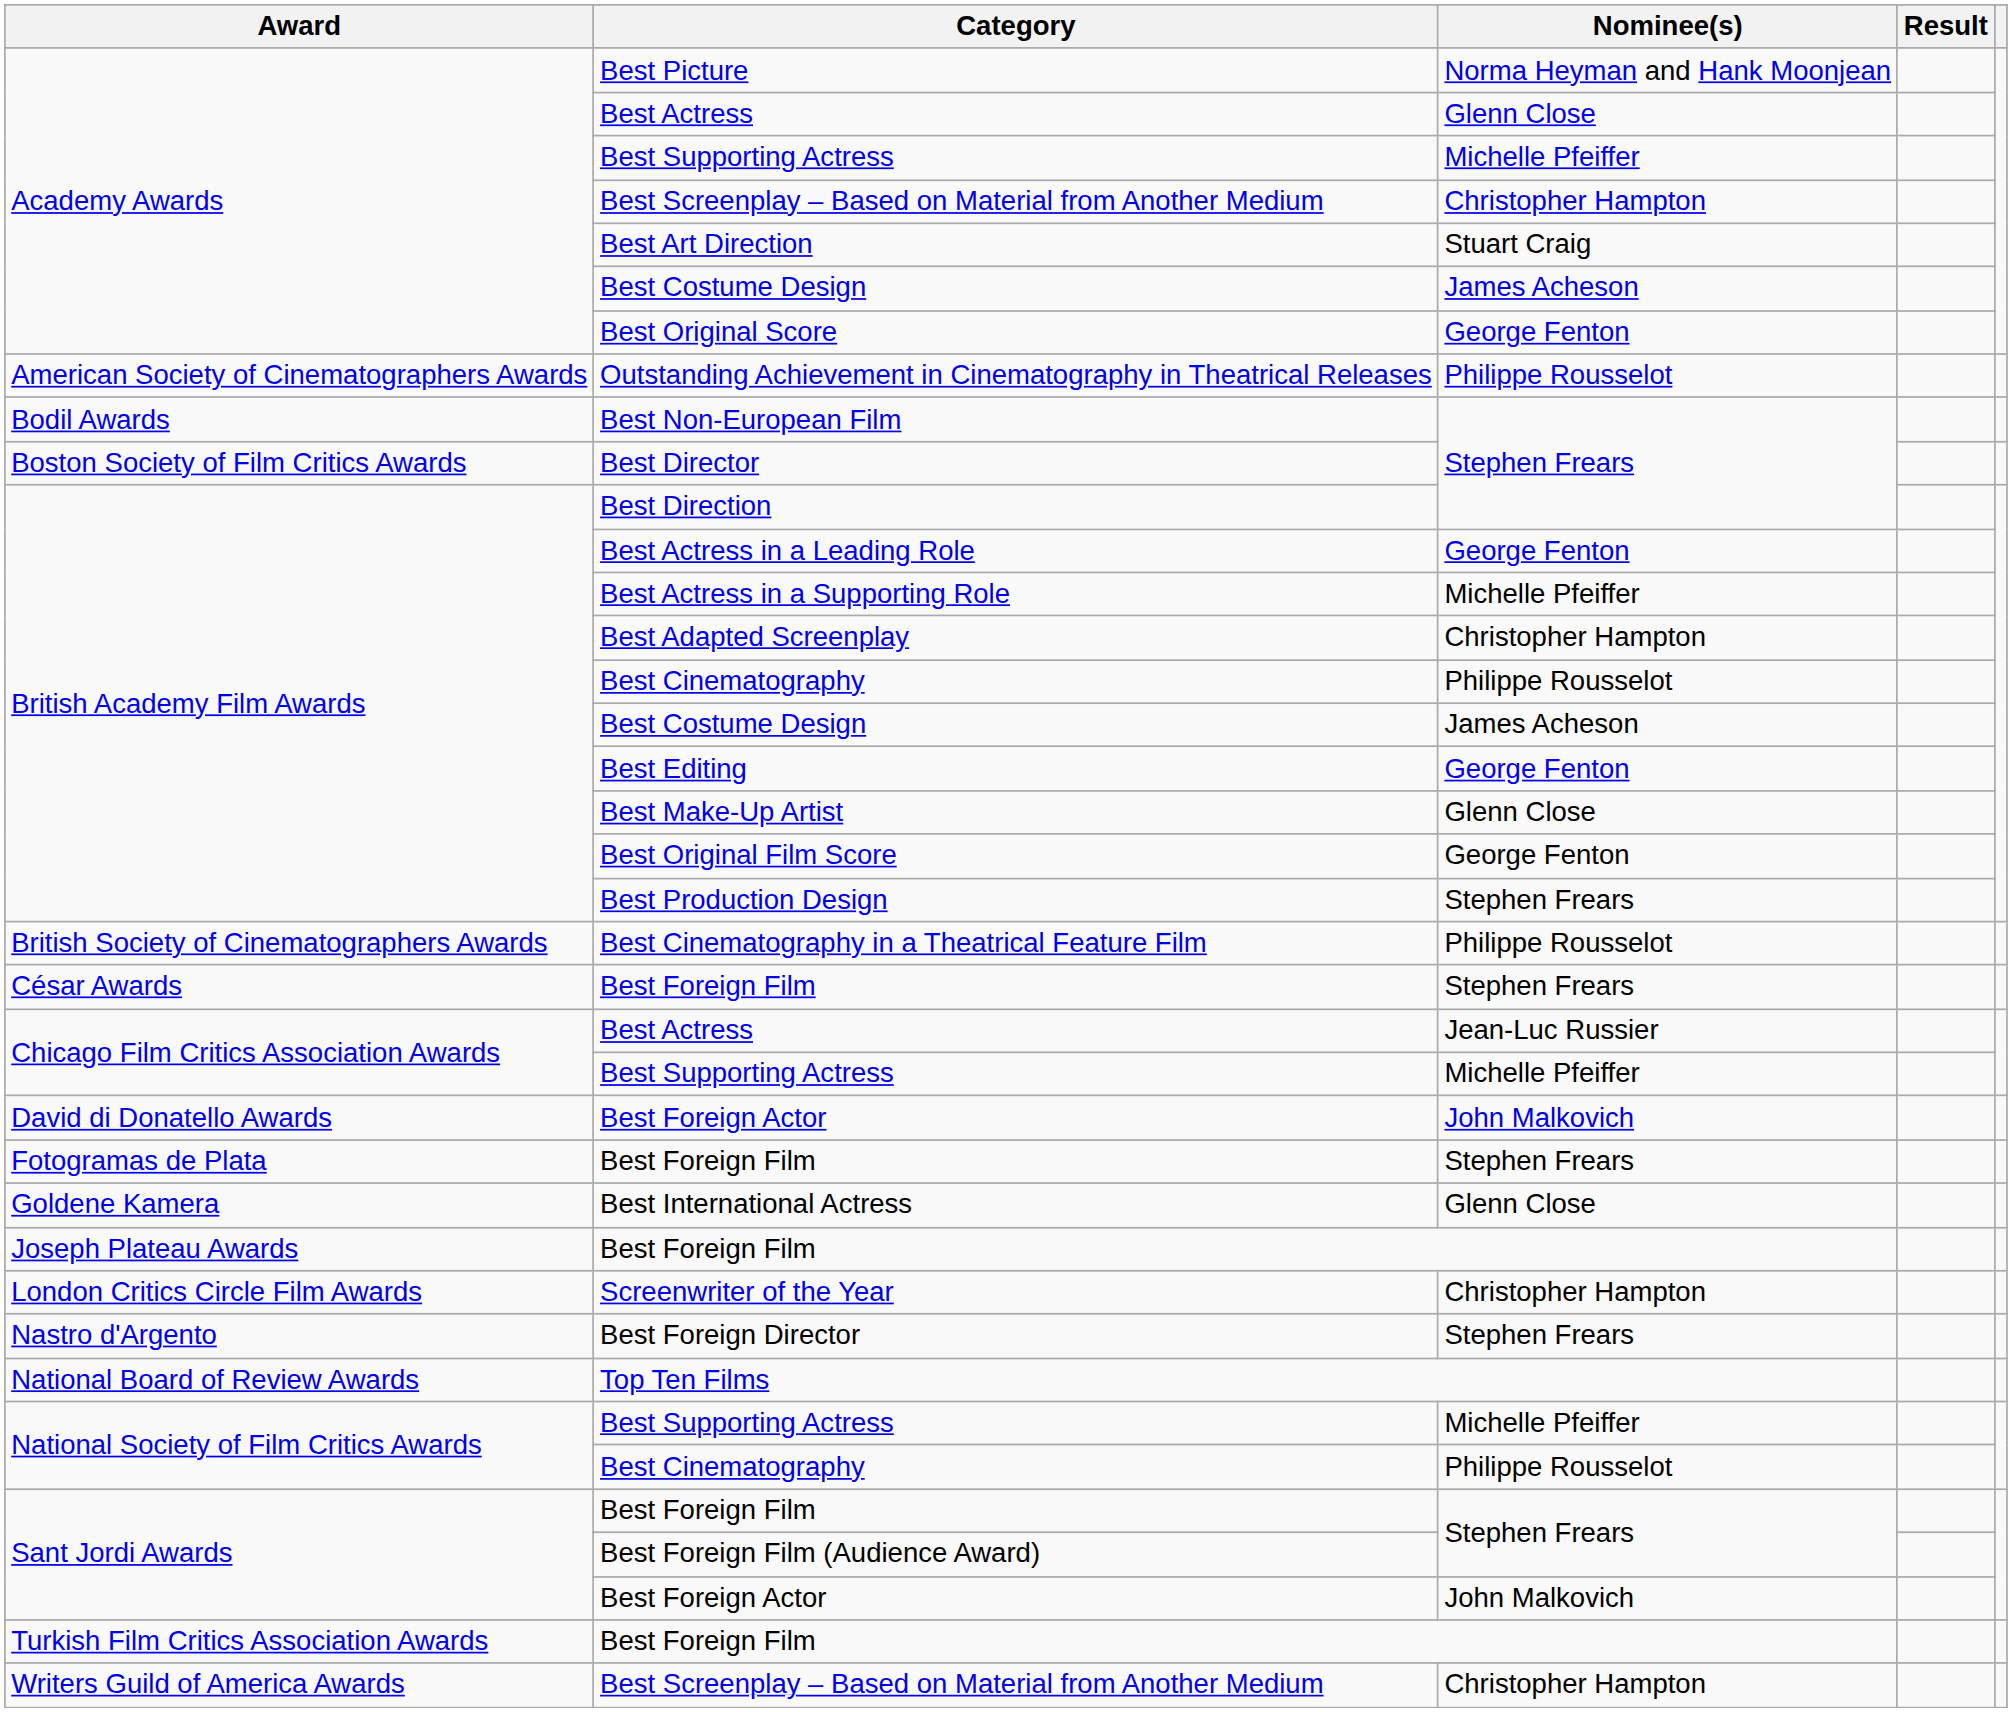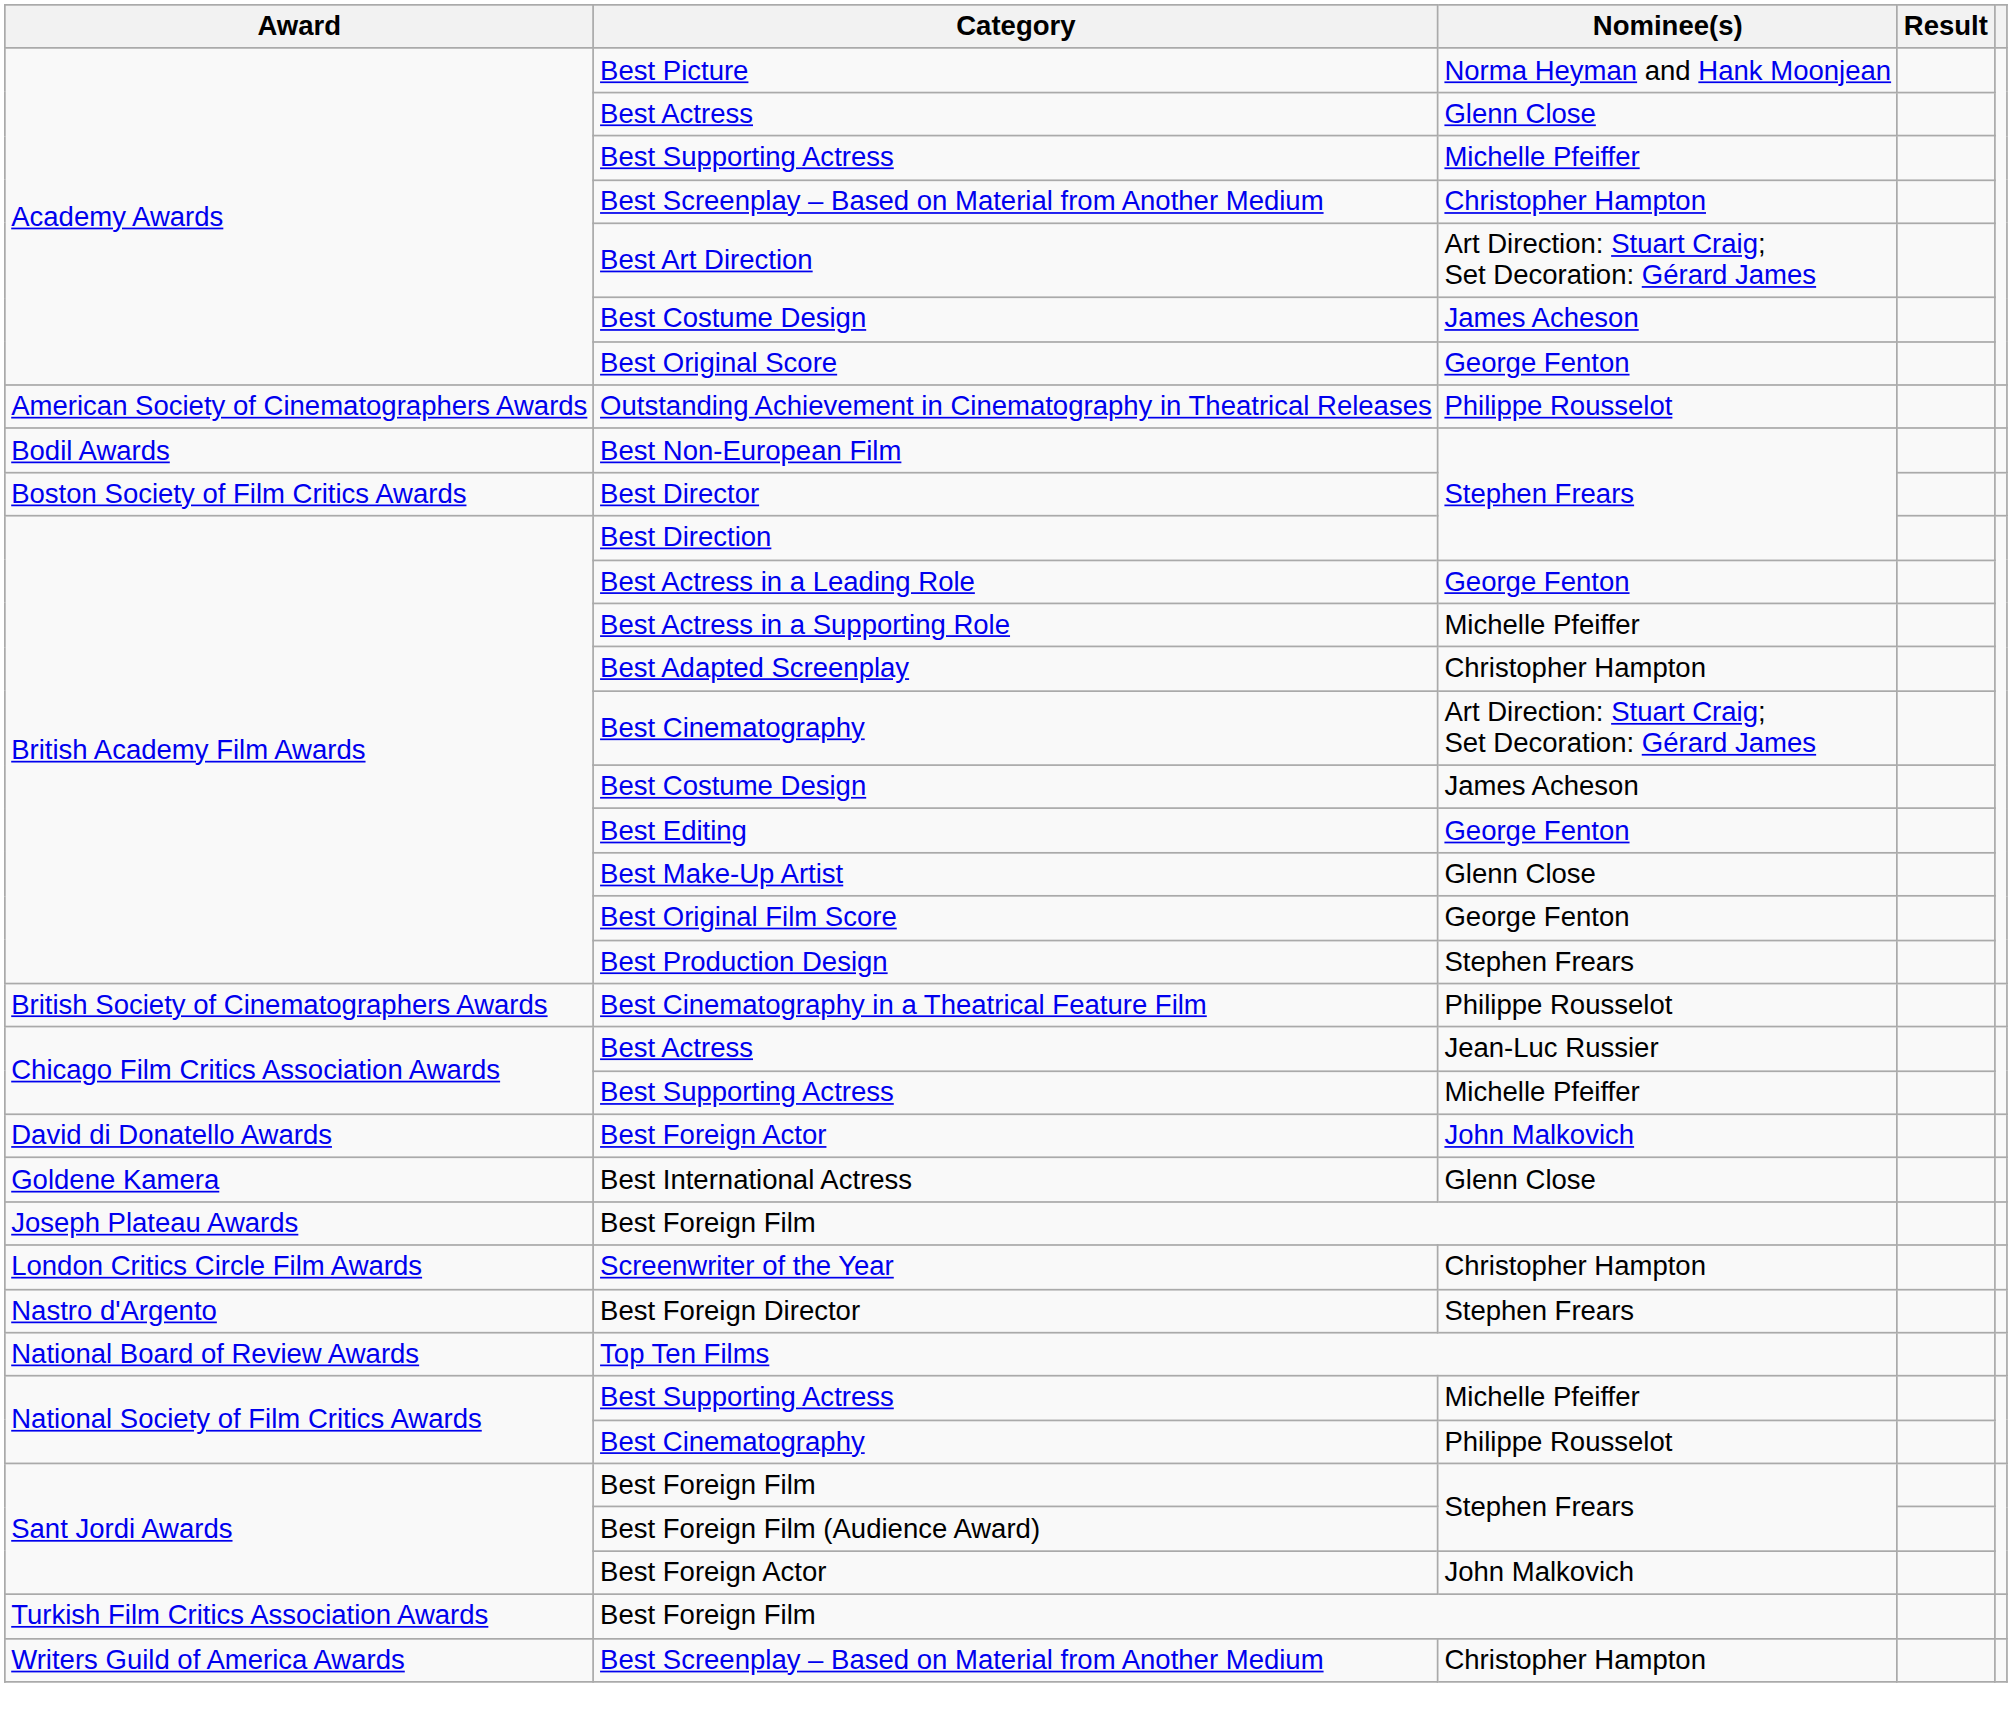(1518, 244) Stuart Craig -> (1630, 260) Art Direction: Stuart Craig; Set Decoration: Gérard James
(1558, 680) Philippe Rousselot -> (1630, 727) Art Direction: Stuart Craig; Set Decoration: Gérard James
- row: (97, 986)
- row: (139, 1161)
